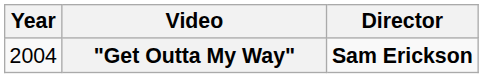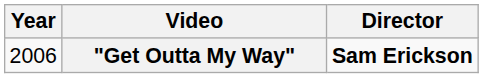(33, 55) 2004 -> (33, 55) 2006
